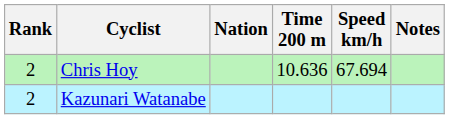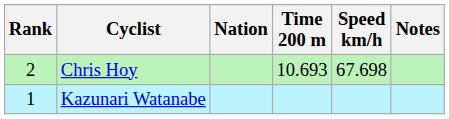(302, 69) 10.636 -> (302, 69) 10.693
(362, 69) 67.694 -> (362, 69) 67.698
(31, 98) 2 -> (31, 98) 1
